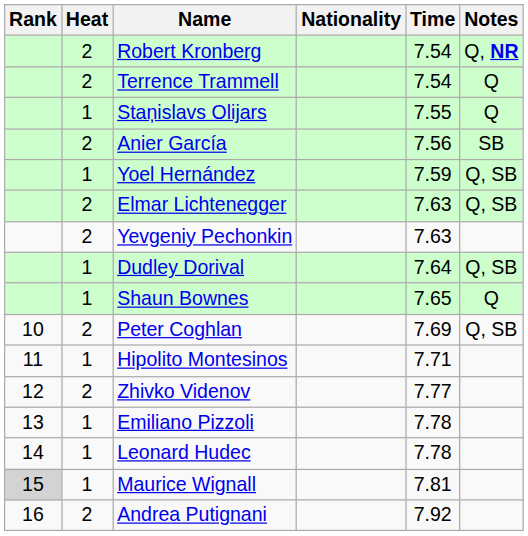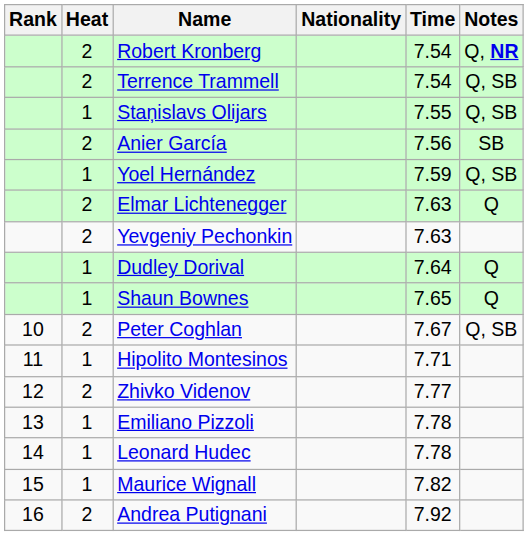(491, 81) Q -> (491, 81) Q, SB
(491, 112) Q -> (491, 112) Q, SB
(491, 205) Q, SB -> (491, 205) Q
(491, 267) Q, SB -> (491, 267) Q
(433, 329) 7.69 -> (433, 329) 7.67
(33, 484) lightgrey background -> (33, 484) no background
(433, 484) 7.81 -> (433, 484) 7.82
